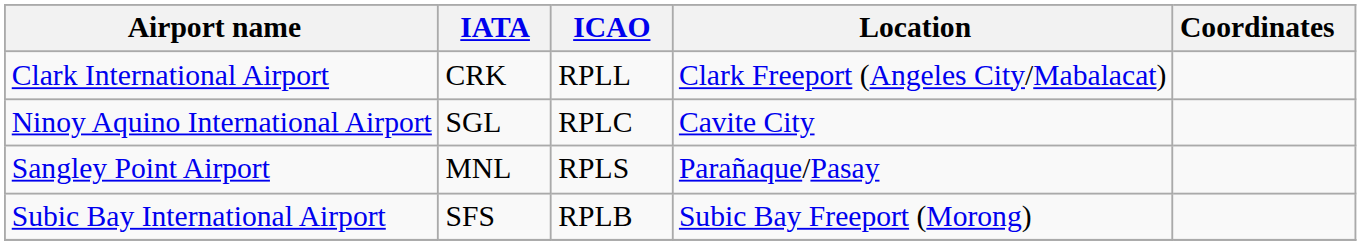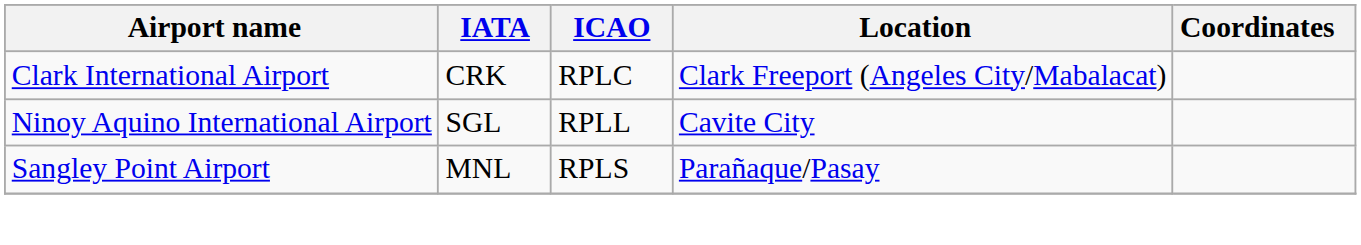(595, 74) RPLL -> (595, 74) RPLC
(595, 121) RPLC -> (595, 121) RPLL
- row: (199, 215)
